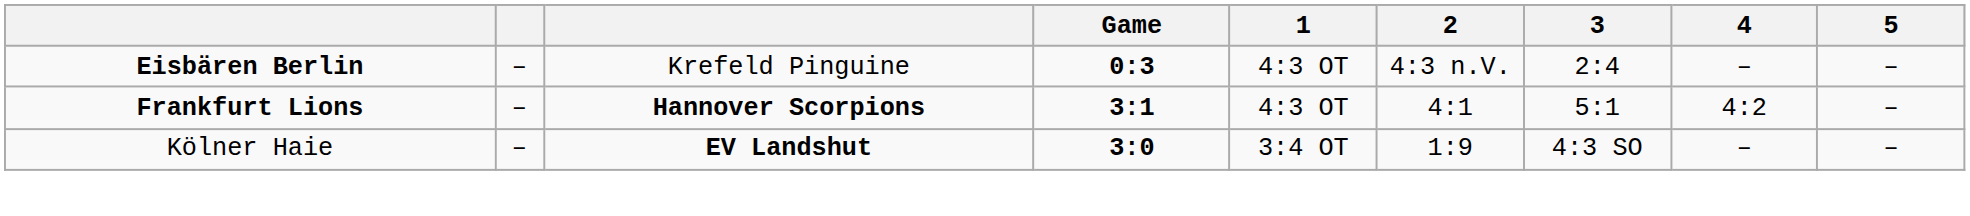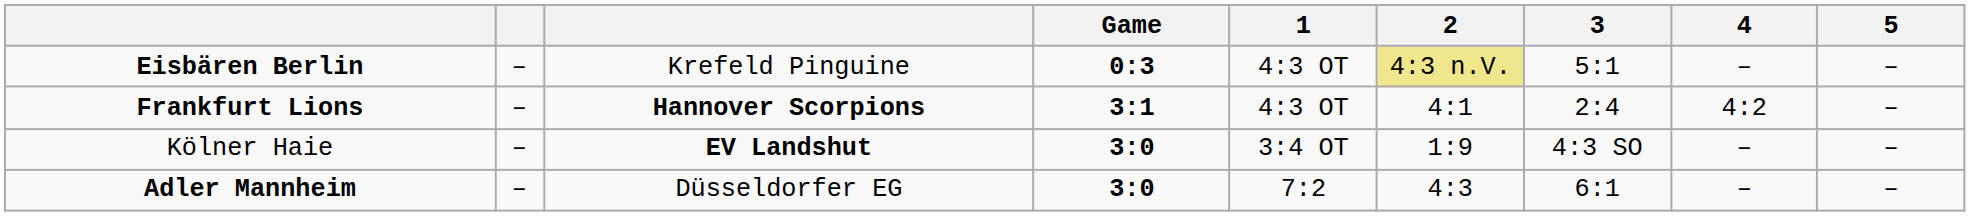(1450, 67) no background -> (1450, 67) khaki background
(1597, 67) 2:4 -> (1597, 67) 5:1
(1597, 108) 5:1 -> (1597, 108) 2:4
+ row: (250, 190)
